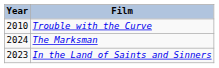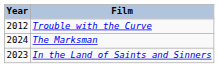(17, 27) 2010 -> (17, 27) 2012
